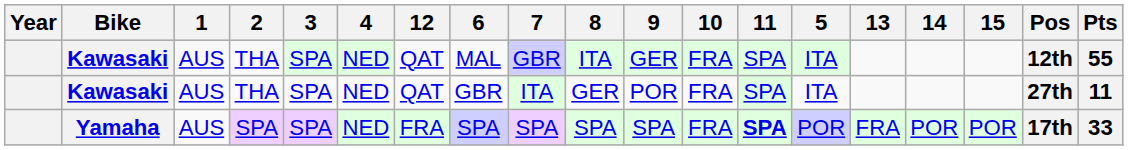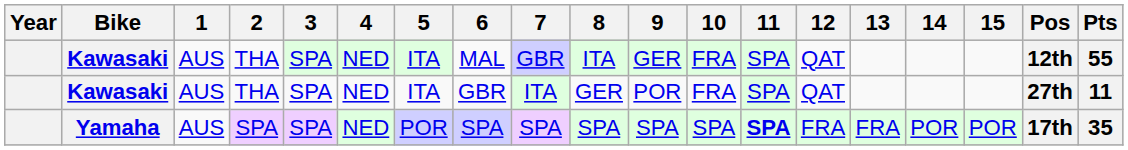columns swapped: (821, 23) <-> (422, 23)
(710, 128) FRA -> (714, 128) SPA
(1100, 128) 33 -> (1100, 128) 35
